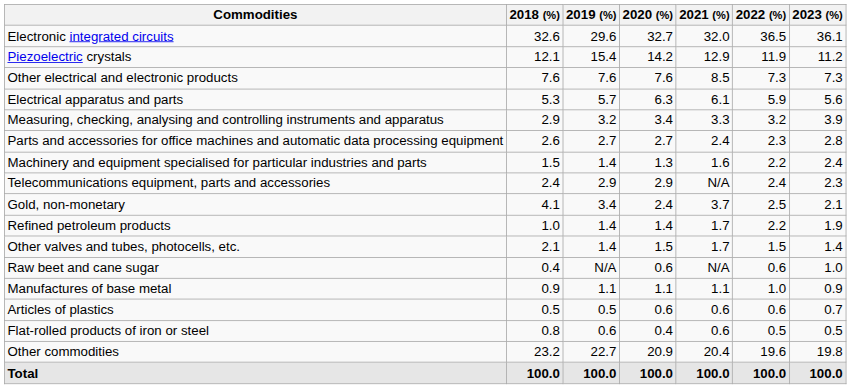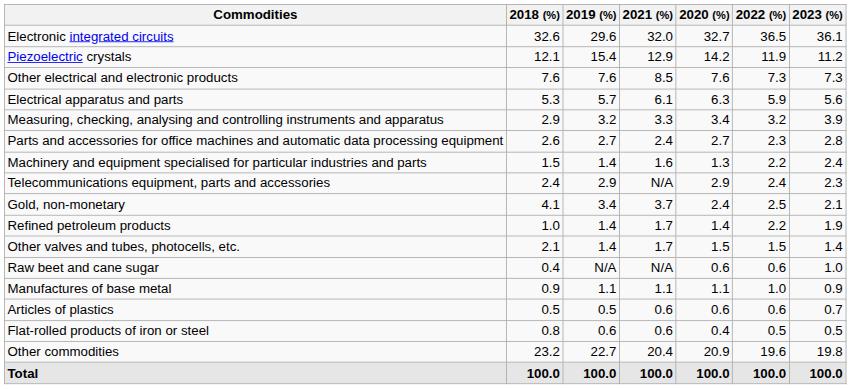columns swapped: (648, 15) <-> (704, 15)
